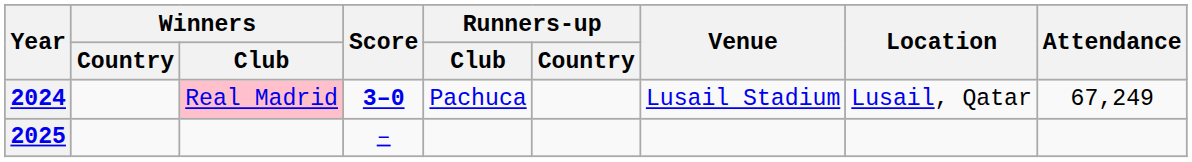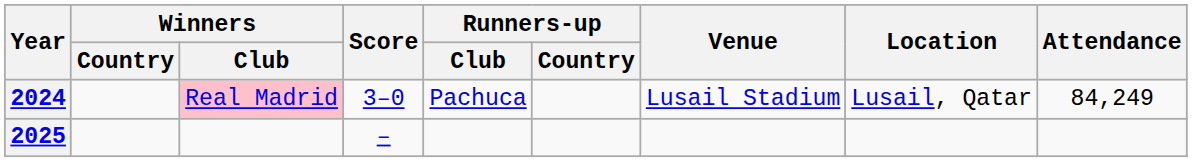(384, 99) bold -> (384, 99) normal
(1112, 99) 67,249 -> (1112, 99) 84,249
